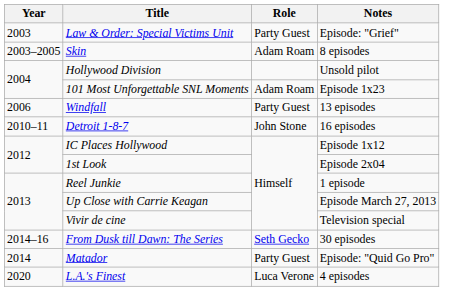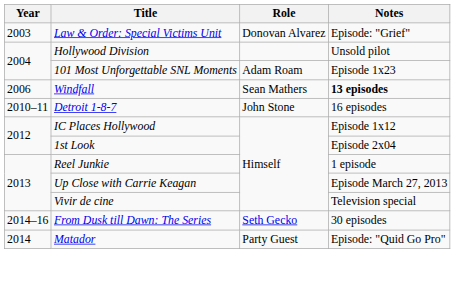(282, 32) Party Guest -> (284, 32) Donovan Alvarez
- row: (76, 51)
(282, 107) Party Guest -> (275, 88) Sean Mathers
(348, 107) normal -> (359, 88) bold
- row: (96, 276)
